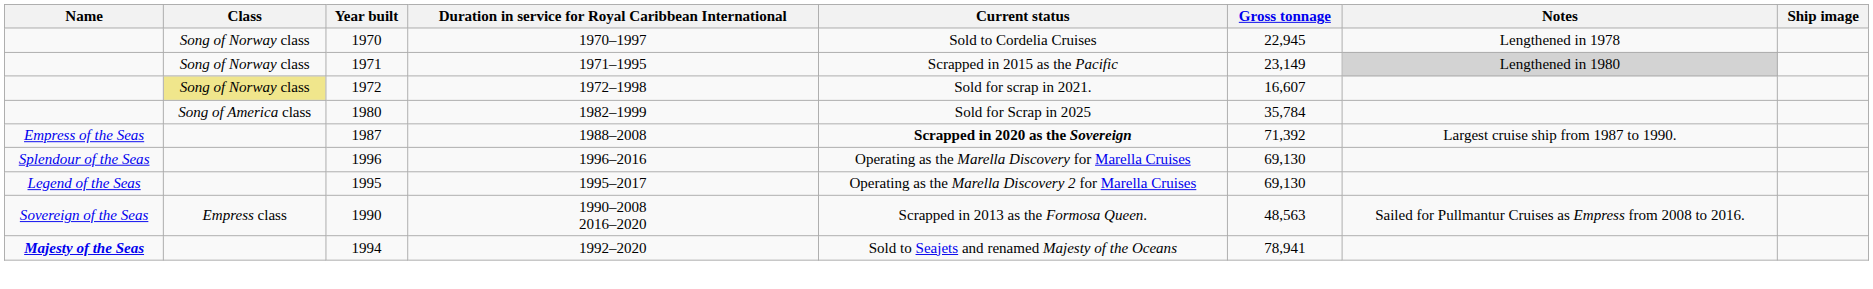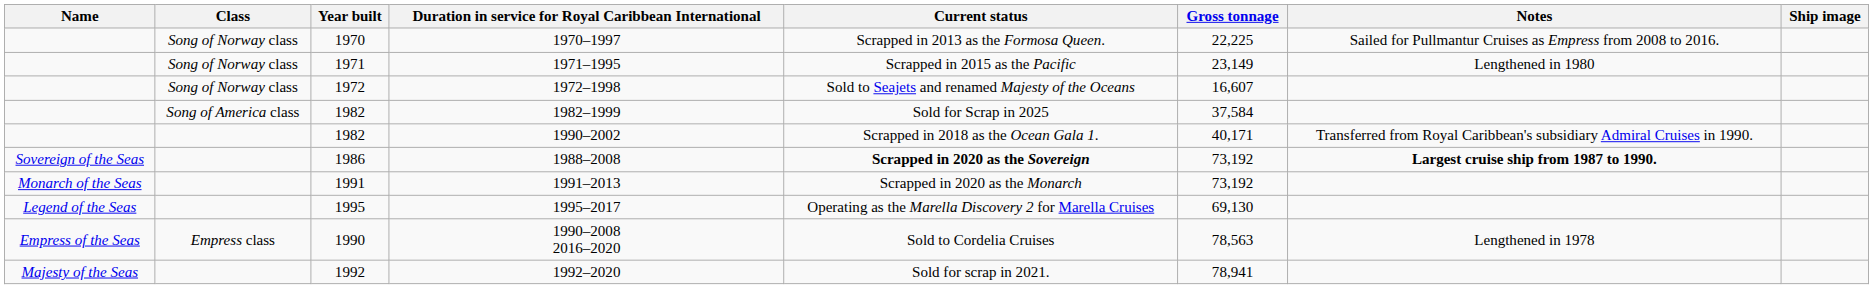(1023, 40) Sold to Cordelia Cruises -> (981, 40) Scrapped in 2013 as the Formosa Queen.
(1285, 40) 22,945 -> (1233, 40) 22,225
(1560, 40) Lengthened in 1978 -> (1534, 40) Sailed for Pullmantur Cruises as Empress from 2008 to 2016.
(1560, 64) lightgrey background -> (1534, 64) no background
(245, 87) khaki background -> (233, 87) no background
(1023, 87) Sold for scrap in 2021. -> (981, 87) Sold to Seajets and renamed Majesty of the Oceans
(366, 111) 1980 -> (350, 111) 1982
(1285, 111) 35,784 -> (1233, 111) 37,584
+ row: (587, 135)
(84, 135) Empress of the Seas -> (80, 159) Sovereign of the Seas
(366, 135) 1987 -> (350, 159) 1986
(1285, 135) 71,392 -> (1233, 159) 73,192
(1560, 135) normal -> (1534, 159) bold
+ row: (587, 183)
- row: (613, 159)
(84, 215) Sovereign of the Seas -> (80, 239) Empress of the Seas
(1023, 215) Scrapped in 2013 as the Formosa Queen. -> (981, 239) Sold to Cordelia Cruises
(1285, 215) 48,563 -> (1233, 239) 78,563
(1560, 215) Sailed for Pullmantur Cruises as Empress from 2008 to 2016. -> (1534, 239) Lengthened in 1978
(84, 248) bold -> (80, 271) normal
(366, 248) 1994 -> (350, 271) 1992
(1023, 248) Sold to Seajets and renamed Majesty of the Oceans -> (981, 271) Sold for scrap in 2021.
